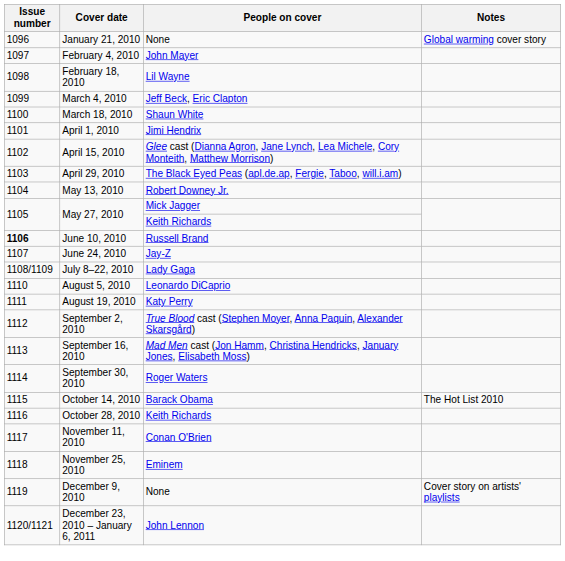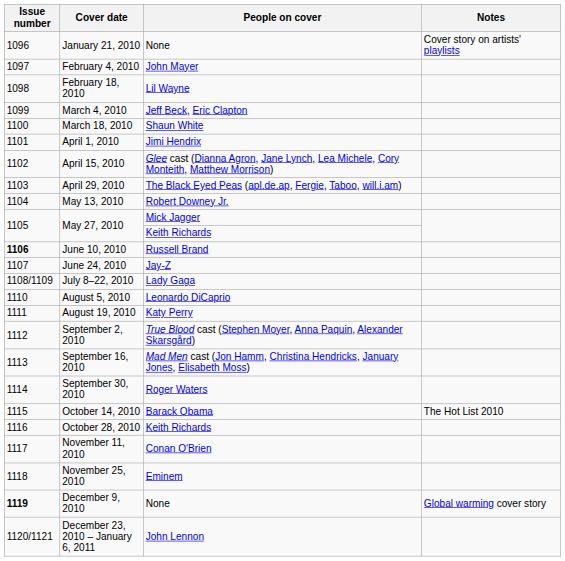(485, 39) Global warming cover story -> (472, 45) Cover story on artists' playlists
(17, 492) normal -> (17, 503) bold
(472, 492) Cover story on artists' playlists -> (485, 503) Global warming cover story
